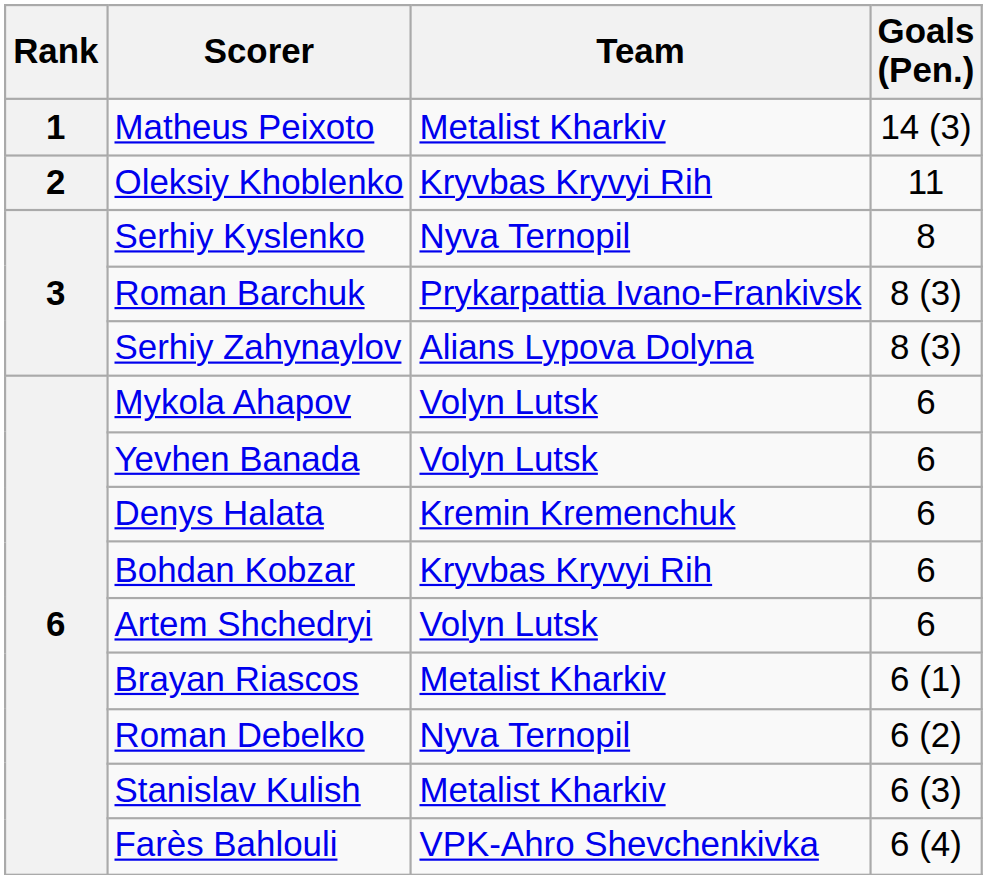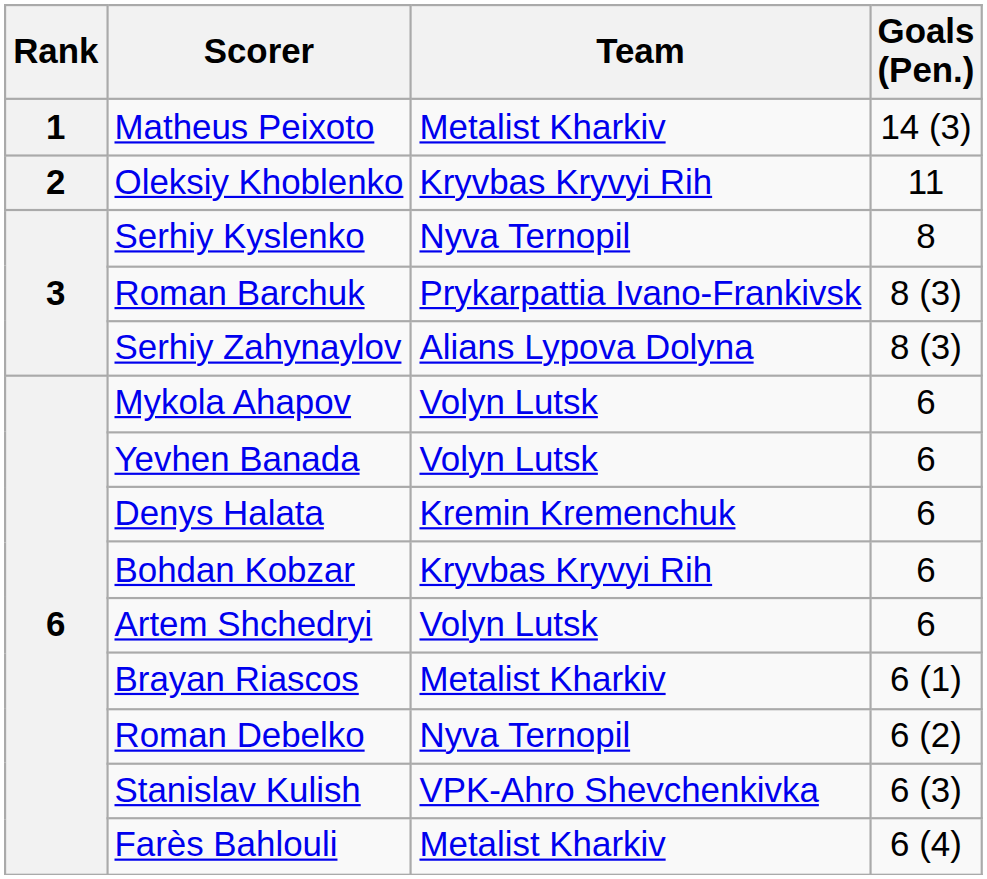(543, 790) Metalist Kharkiv -> (619, 790) VPK-Ahro Shevchenkivka
(619, 845) VPK-Ahro Shevchenkivka -> (543, 845) Metalist Kharkiv
